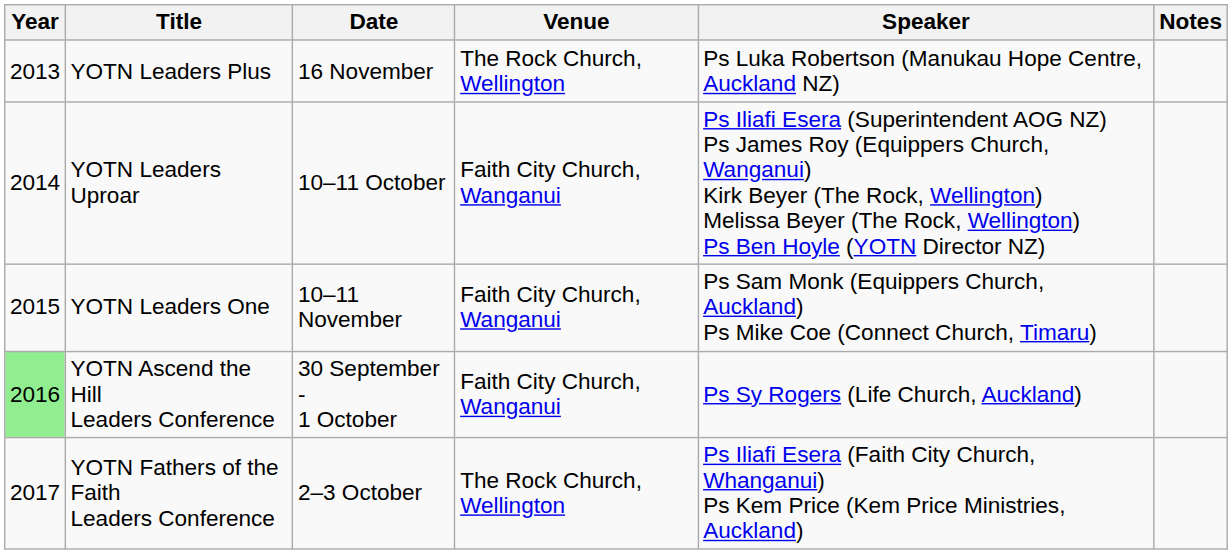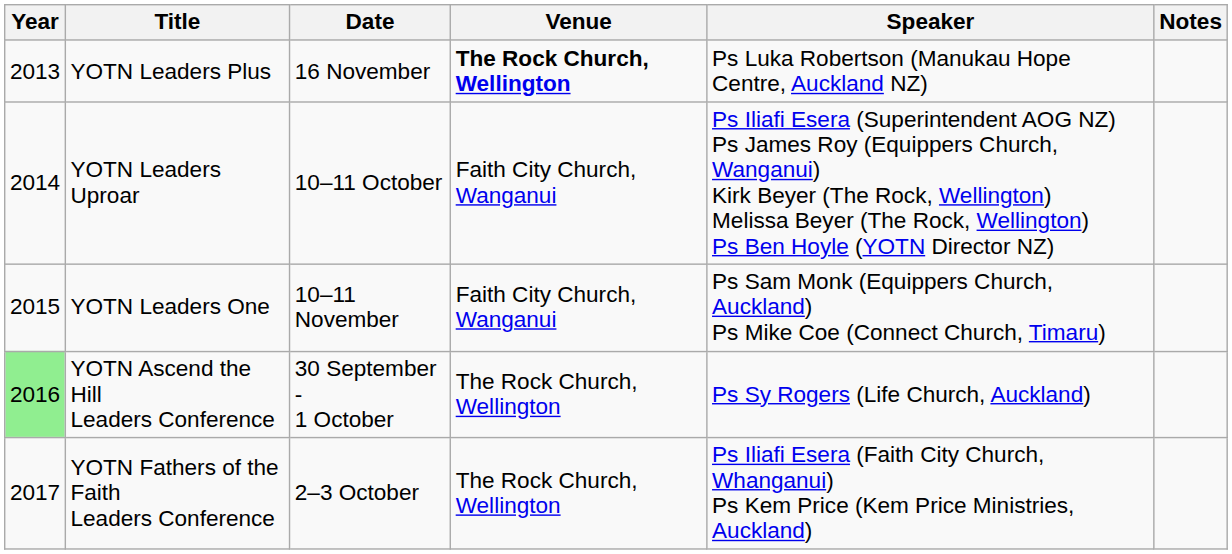(551, 70) normal -> (552, 70) bold
(550, 393) Faith City Church, Wanganui -> (547, 393) The Rock Church, Wellington
